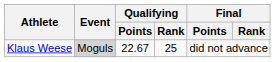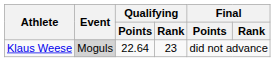(135, 49) 22.67 -> (135, 49) 22.64
(171, 49) 25 -> (171, 49) 23
